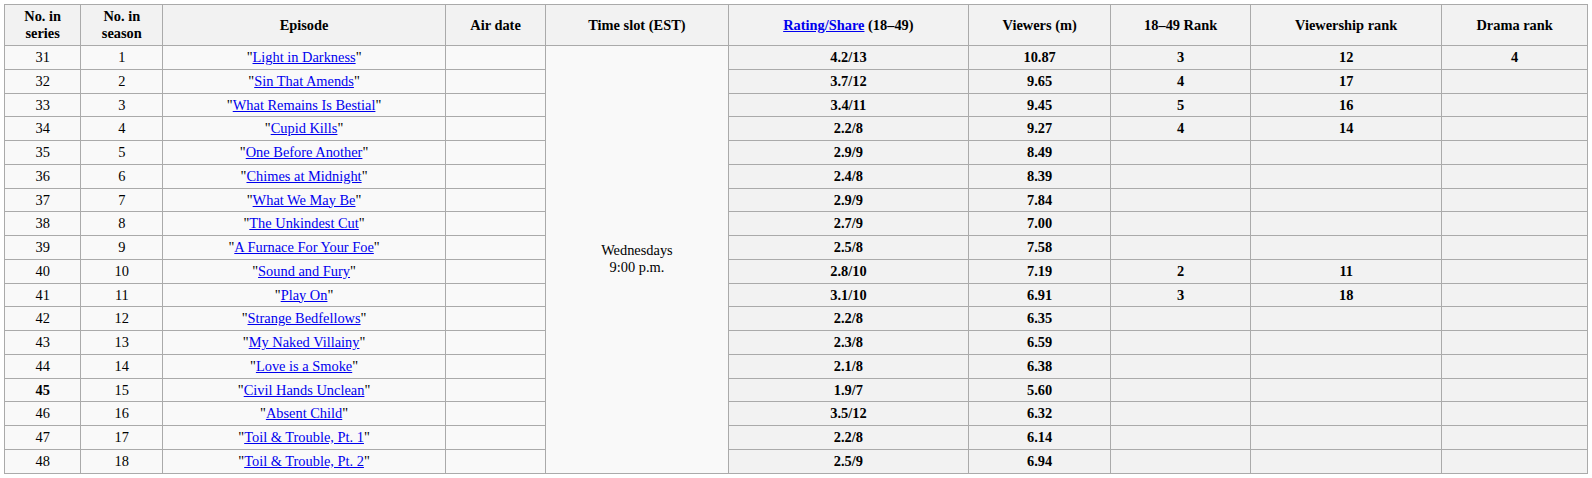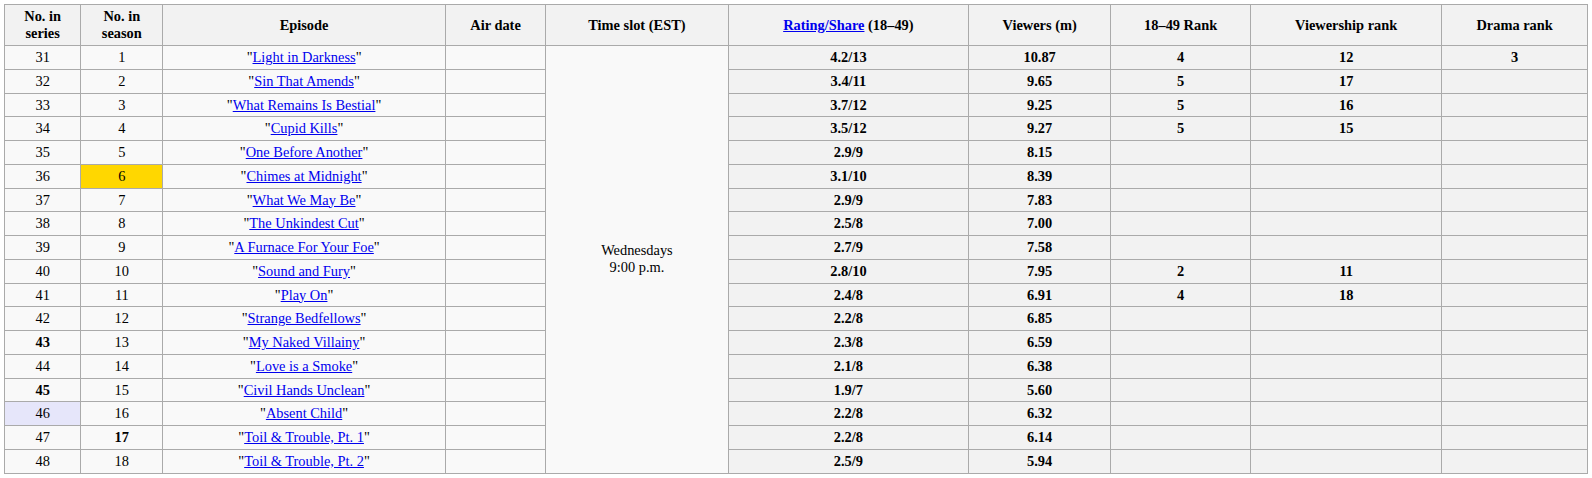(1181, 57) 3 -> (1181, 57) 4
(1515, 57) 4 -> (1515, 57) 3
(848, 81) 3.7/12 -> (848, 81) 3.4/11
(1181, 81) 4 -> (1181, 81) 5
(848, 105) 3.4/11 -> (848, 105) 3.7/12
(1040, 105) 9.45 -> (1040, 105) 9.25
(848, 128) 2.2/8 -> (848, 128) 3.5/12
(1181, 128) 4 -> (1181, 128) 5
(1346, 128) 14 -> (1346, 128) 15
(1040, 152) 8.49 -> (1040, 152) 8.15
(122, 176) no background -> (122, 176) gold background
(848, 176) 2.4/8 -> (848, 176) 3.1/10
(1040, 200) 7.84 -> (1040, 200) 7.83
(848, 223) 2.7/9 -> (848, 223) 2.5/8
(848, 247) 2.5/8 -> (848, 247) 2.7/9
(1040, 271) 7.19 -> (1040, 271) 7.95
(848, 295) 3.1/10 -> (848, 295) 2.4/8
(1181, 295) 3 -> (1181, 295) 4
(1040, 318) 6.35 -> (1040, 318) 6.85
(43, 342) normal -> (43, 342) bold
(43, 413) no background -> (43, 413) lavender background
(848, 413) 3.5/12 -> (848, 413) 2.2/8
(122, 437) normal -> (122, 437) bold
(1040, 461) 6.94 -> (1040, 461) 5.94
